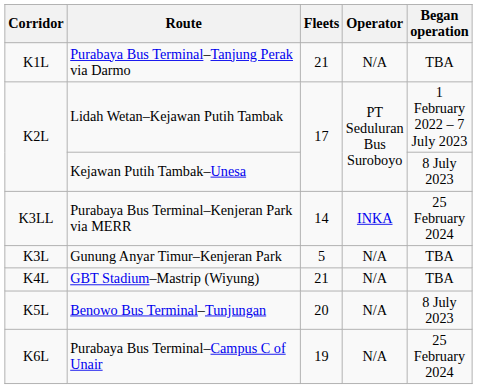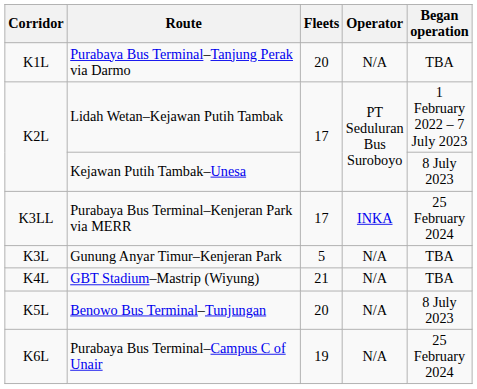(321, 62) 21 -> (321, 62) 20
(321, 218) 14 -> (321, 218) 17
